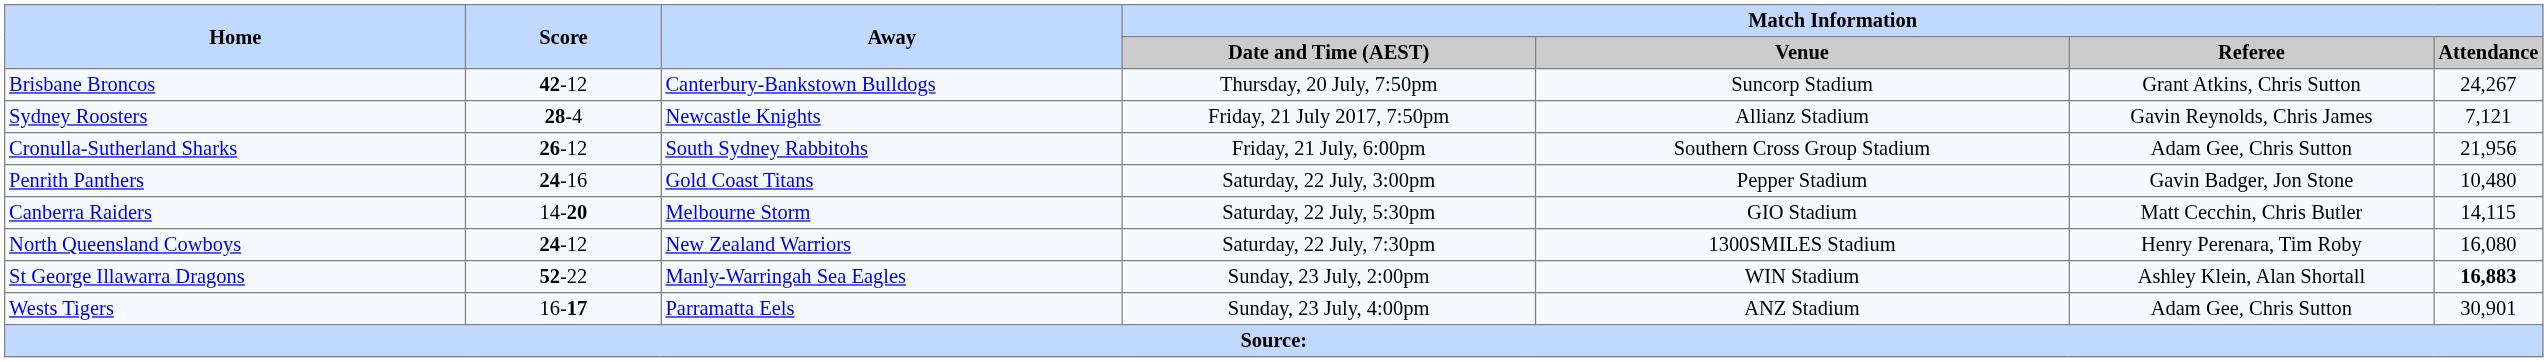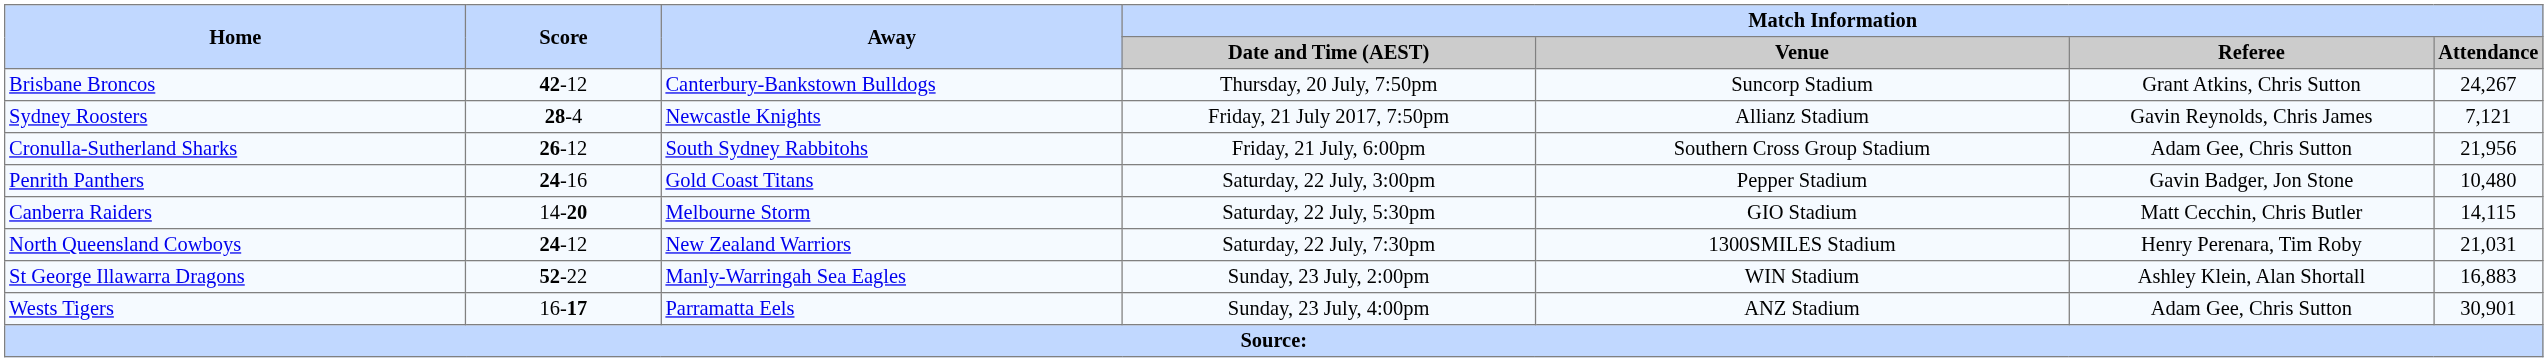(2488, 244) 16,080 -> (2488, 244) 21,031
(2488, 276) bold -> (2488, 276) normal
